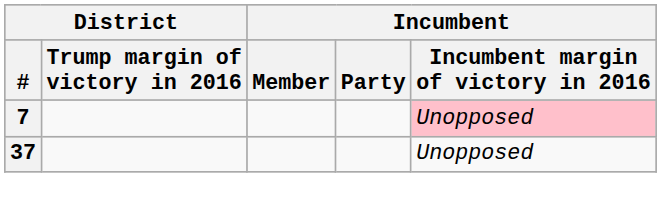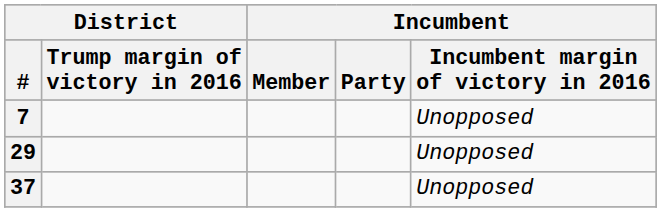(475, 118) pink background -> (475, 118) no background
+ row: (23, 154)
